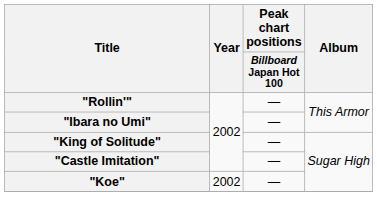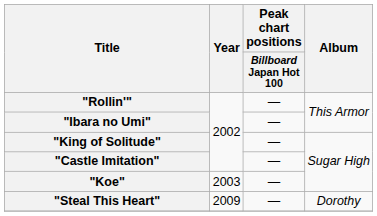(227, 181) 2002 -> (227, 181) 2003
+ row: (107, 201)
